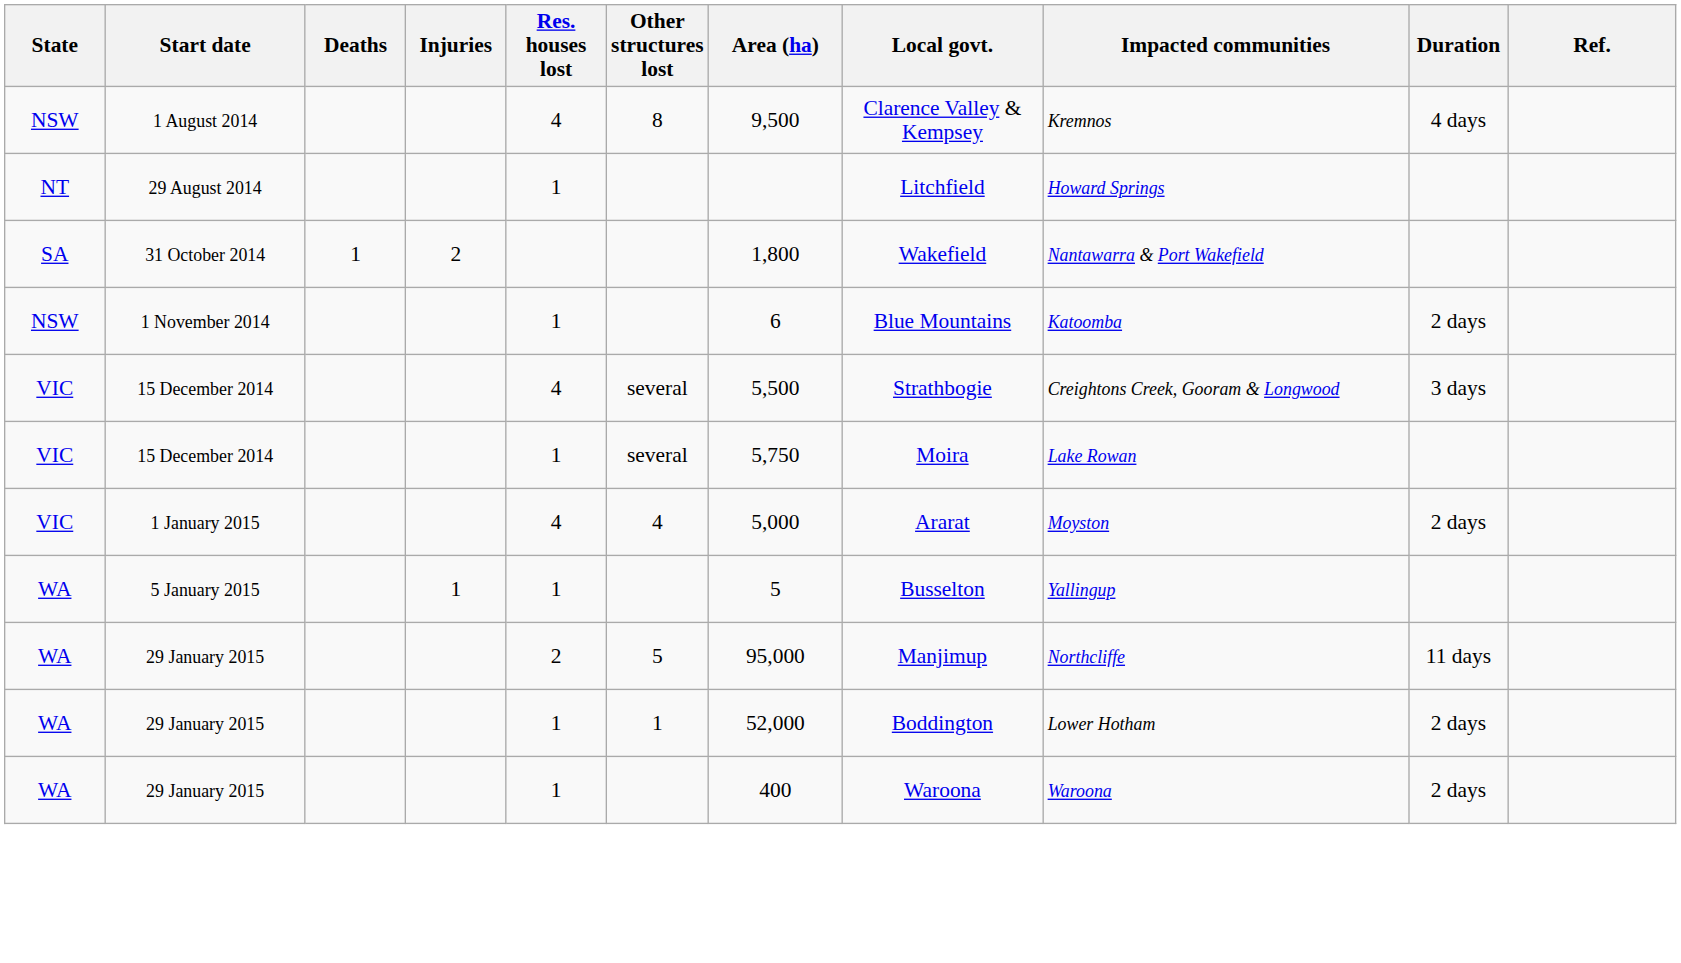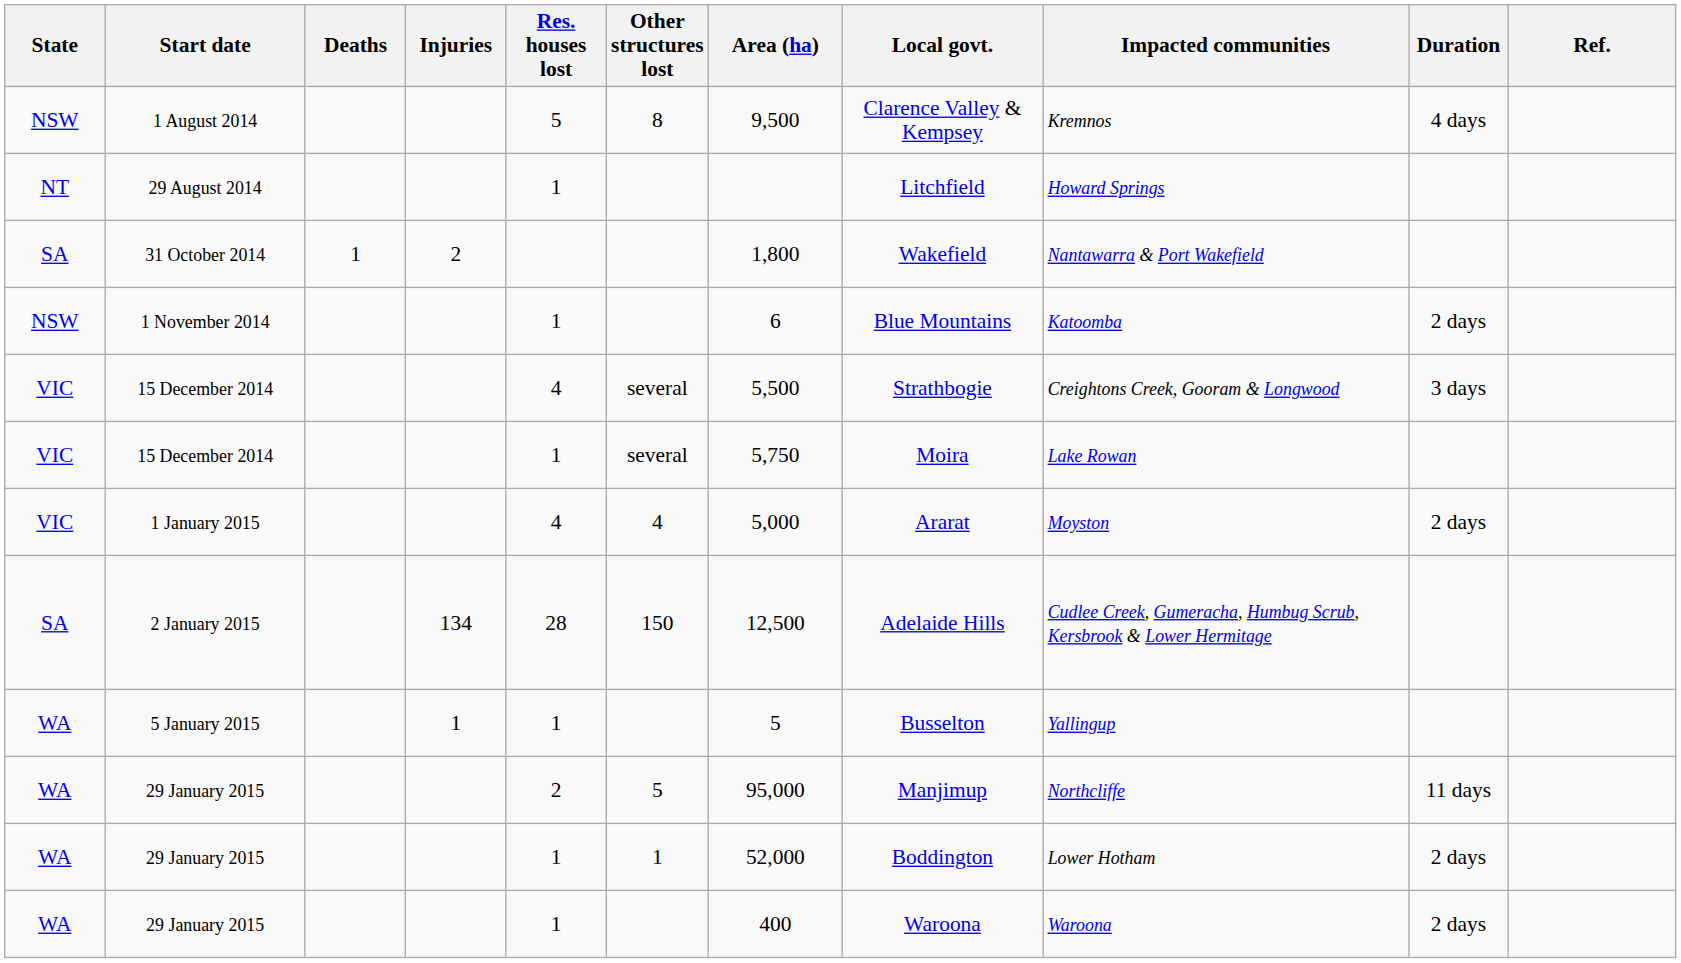(556, 120) 4 -> (556, 120) 5
+ row: (55, 622)
